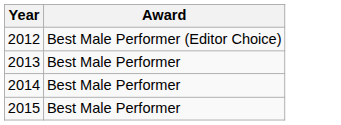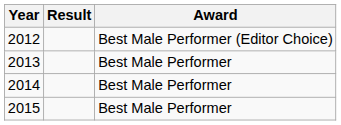+ column: (69, 16)
